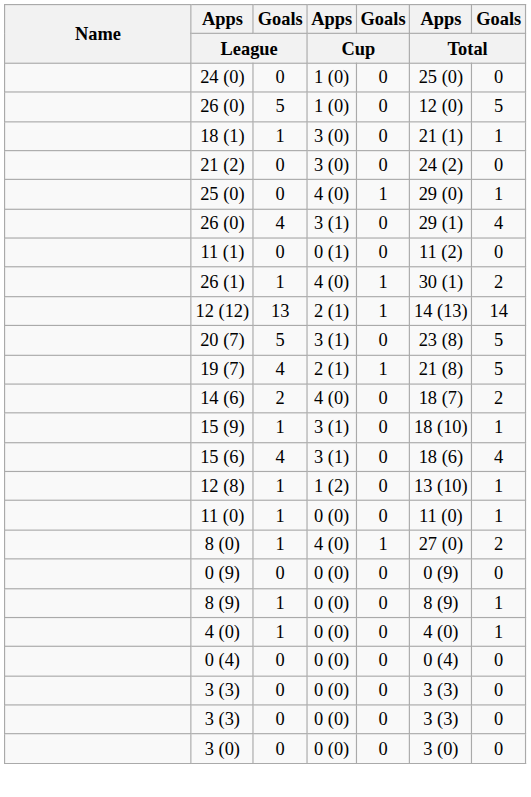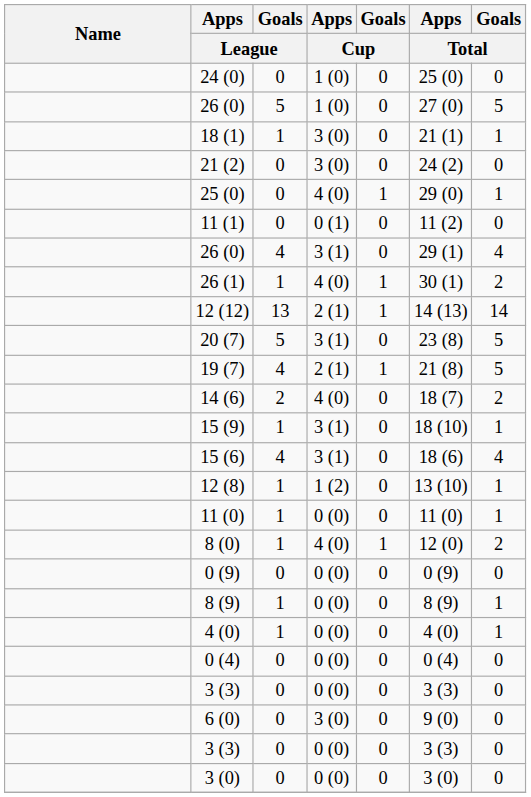(441, 106) 12 (0) -> (441, 106) 27 (0)
rows swapped: (222, 252) <-> (222, 223)
(441, 544) 27 (0) -> (441, 544) 12 (0)
+ row: (222, 719)
